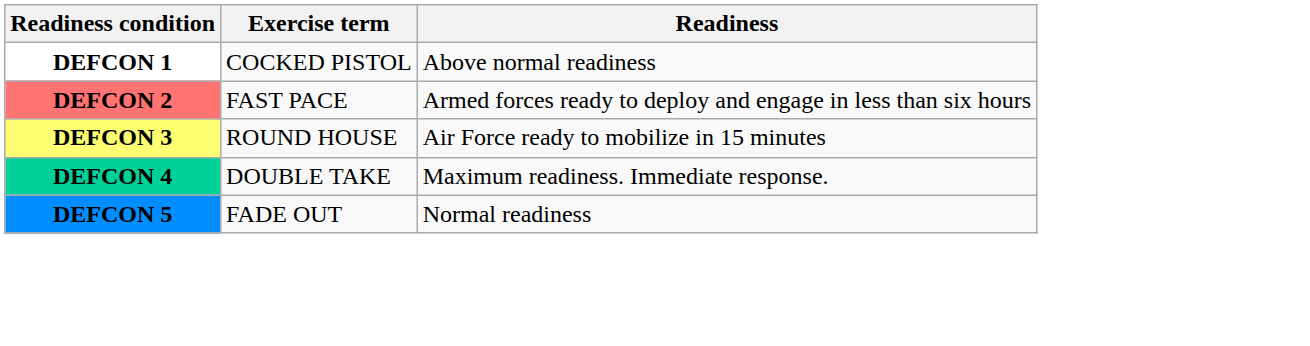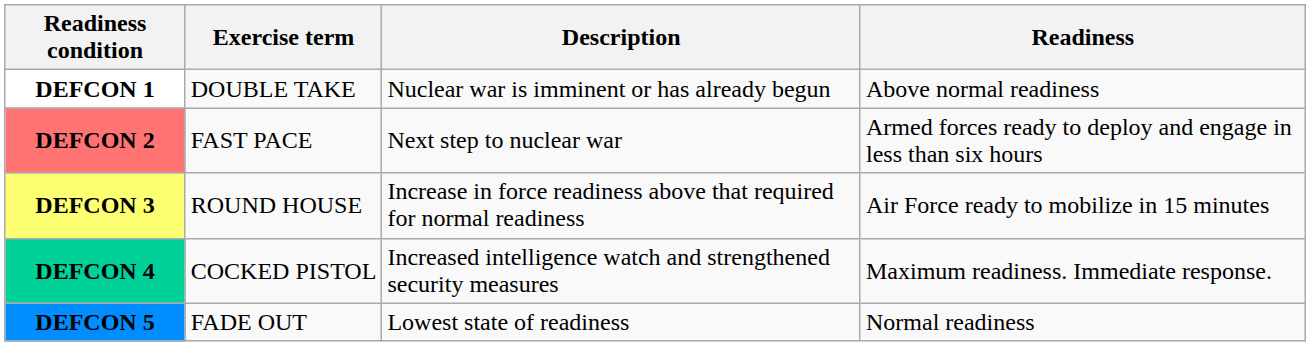+ column: (621, 37)
(319, 61) COCKED PISTOL -> (273, 88) DOUBLE TAKE
(309, 175) DOUBLE TAKE -> (284, 270) COCKED PISTOL
